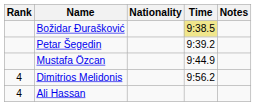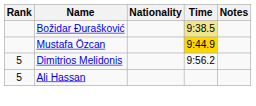- row: (69, 45)
(201, 61) no background -> (201, 45) gold background
(19, 77) 4 -> (19, 61) 5
(19, 93) 4 -> (19, 77) 5
